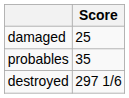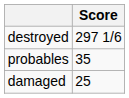rows swapped: (38, 81) <-> (37, 37)
